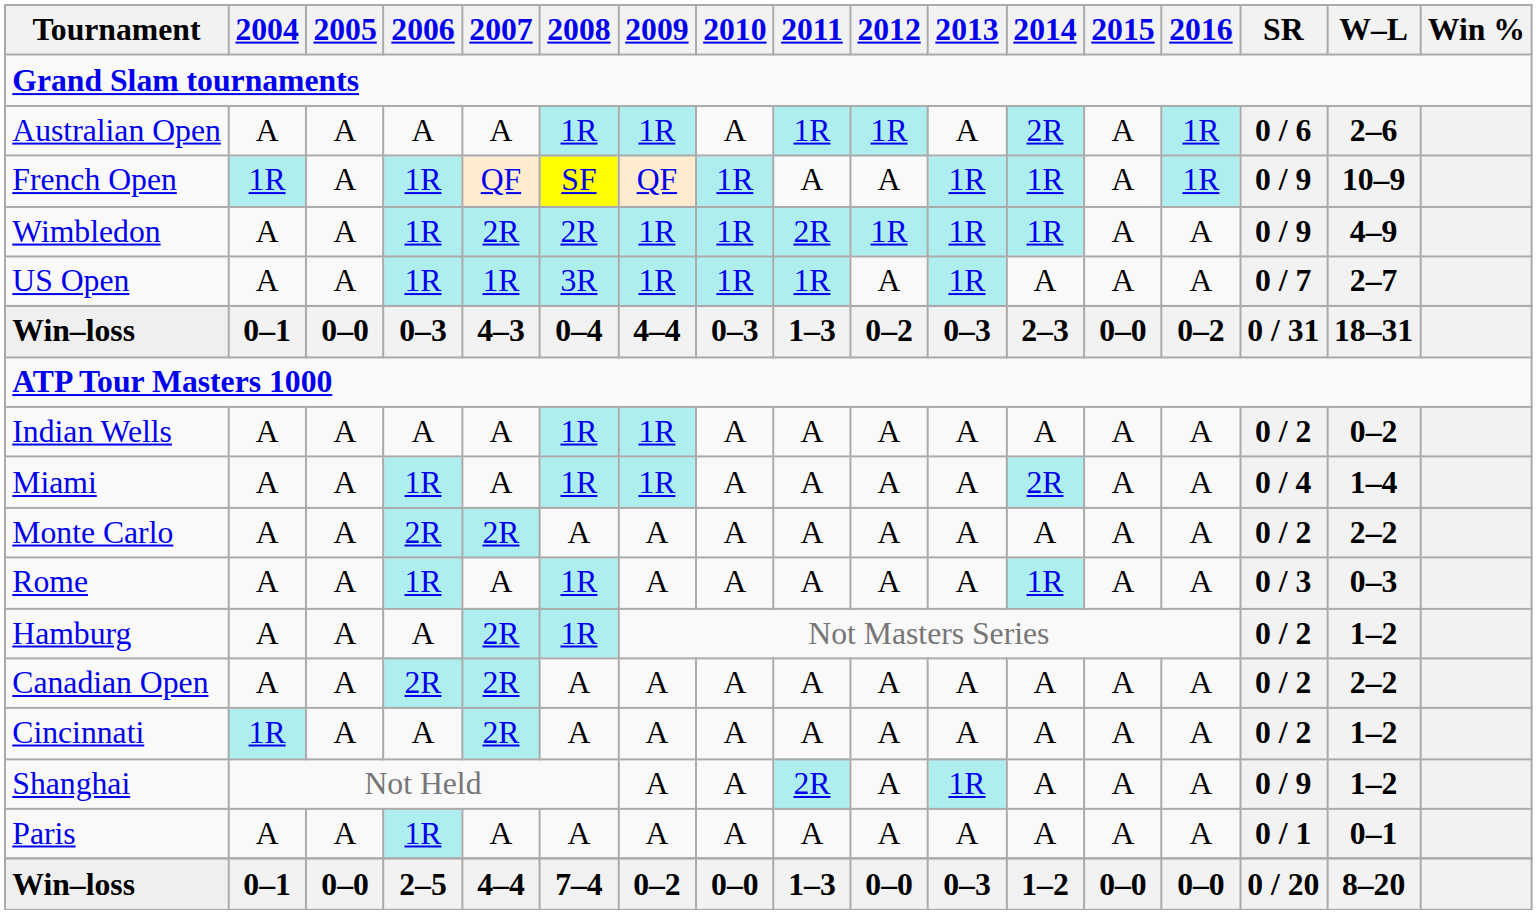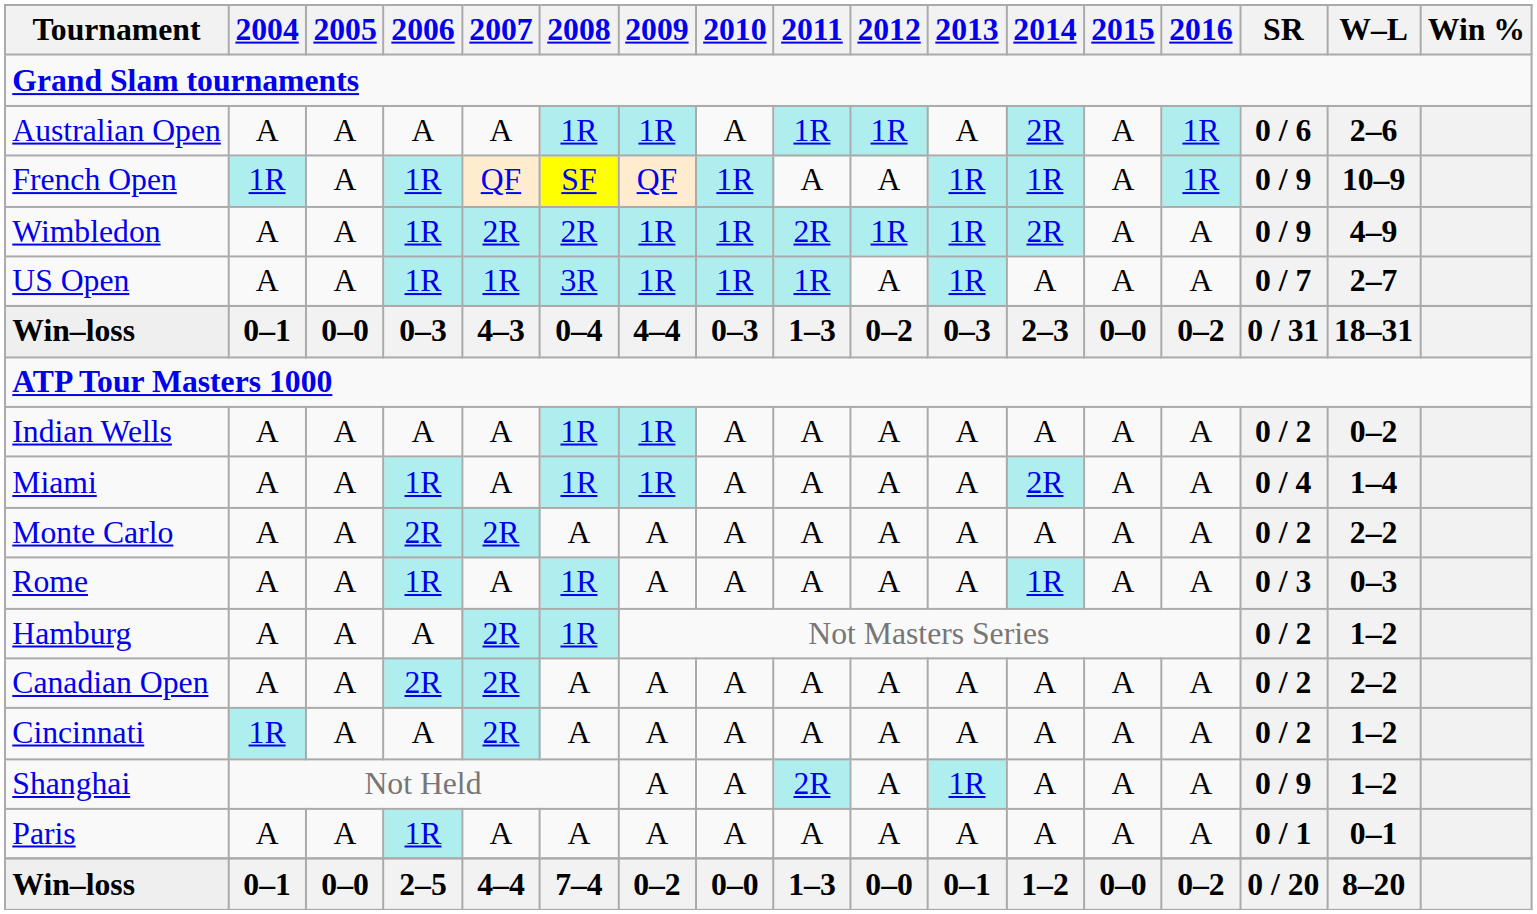(1045, 230) 1R -> (1045, 230) 2R
(967, 883) 0–3 -> (967, 883) 0–1
(1201, 883) 0–0 -> (1201, 883) 0–2
